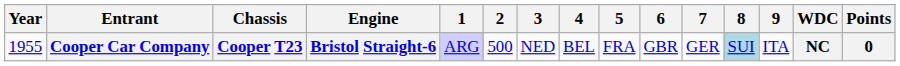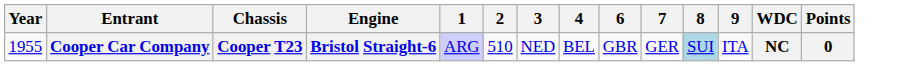- column: (619, 18)
(500, 46) 500 -> (500, 46) 510
